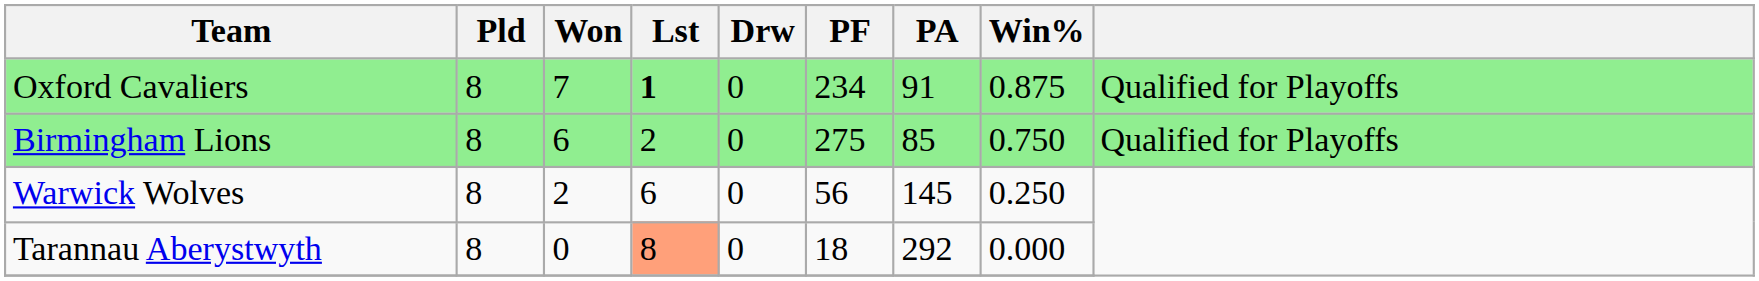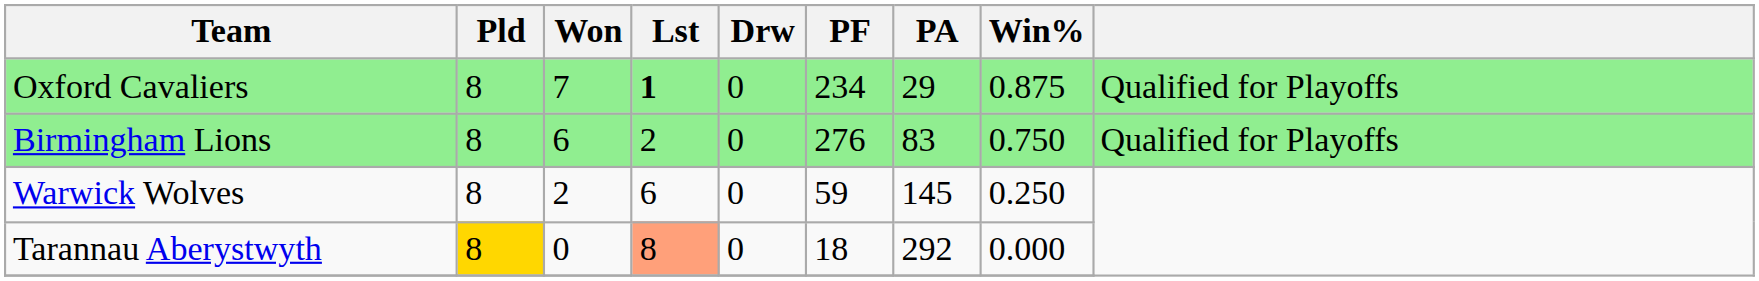(919, 85) 91 -> (919, 85) 29
(840, 139) 275 -> (840, 139) 276
(919, 139) 85 -> (919, 139) 83
(831, 193) 56 -> (831, 193) 59
(474, 247) no background -> (474, 247) gold background
